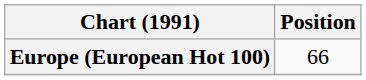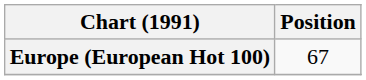(318, 56) 66 -> (318, 56) 67
